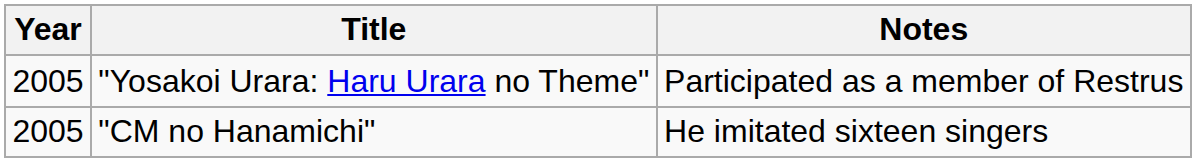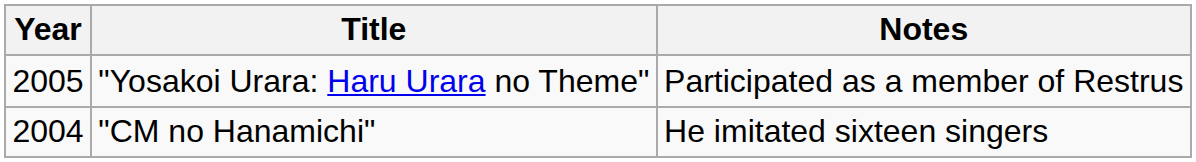(48, 131) 2005 -> (48, 131) 2004
